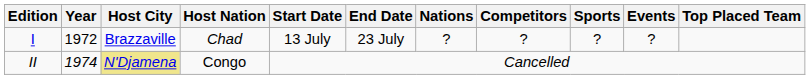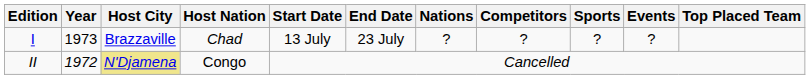(81, 39) 1972 -> (81, 39) 1973
(81, 62) 1974 -> (81, 62) 1972
